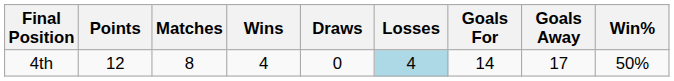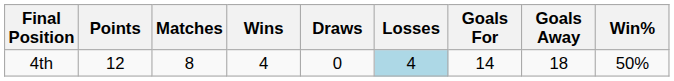(559, 63) 17 -> (559, 63) 18
